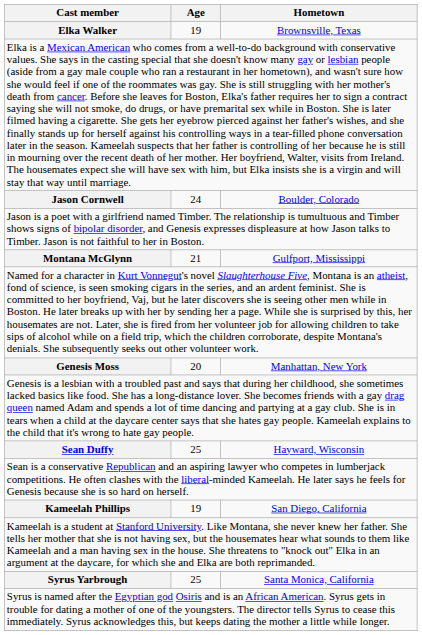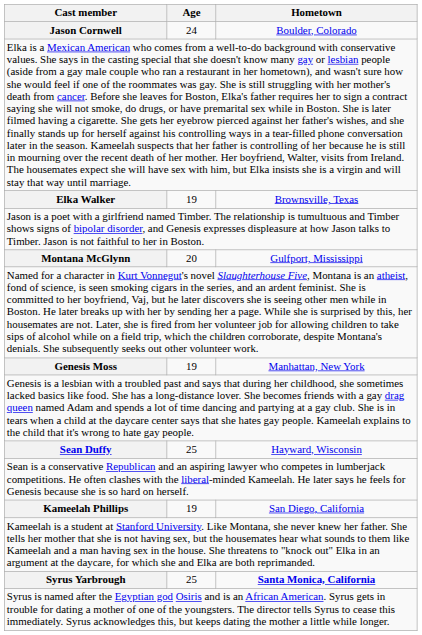rows swapped: (88, 30) <-> (88, 199)
(196, 258) 21 -> (192, 258) 20
(196, 366) 20 -> (192, 366) 19
(319, 580) normal -> (317, 580) bold
